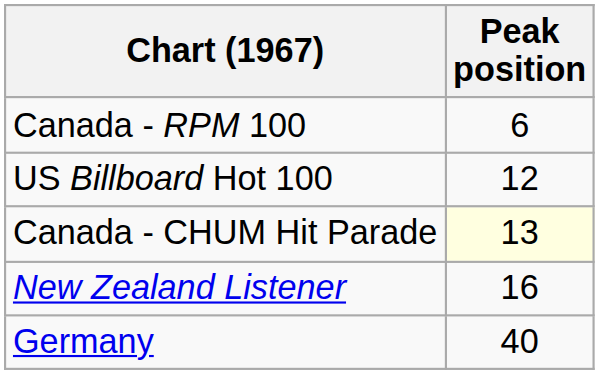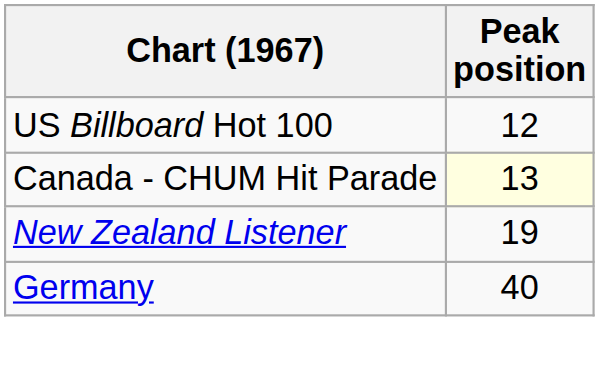- row: (160, 124)
(520, 287) 16 -> (520, 233) 19
